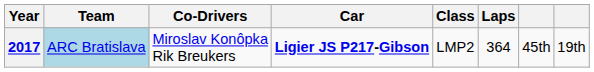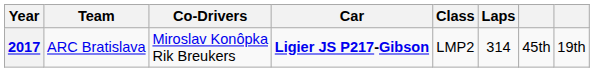(96, 47) lightblue background -> (96, 47) no background
(498, 47) 364 -> (498, 47) 314
